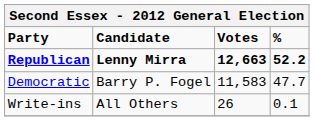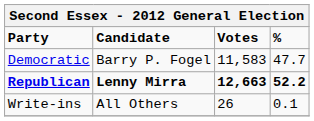rows swapped: (49, 60) <-> (49, 82)
